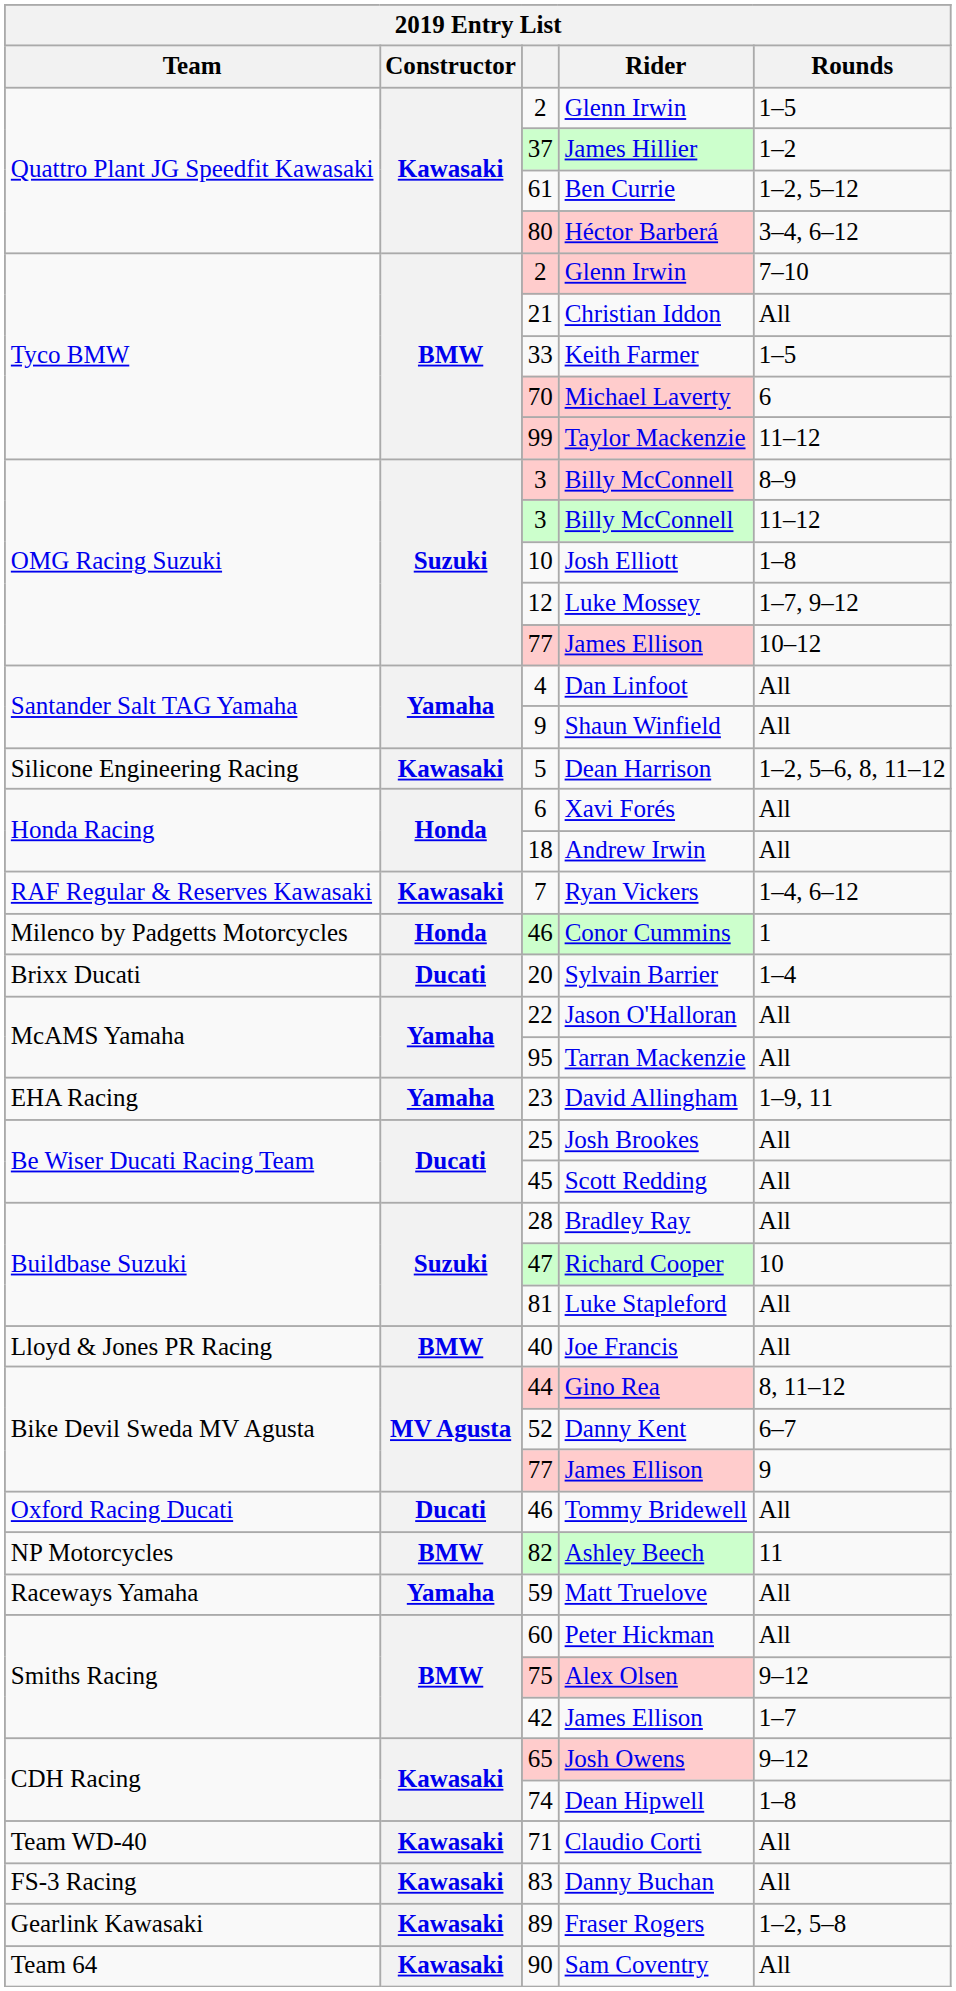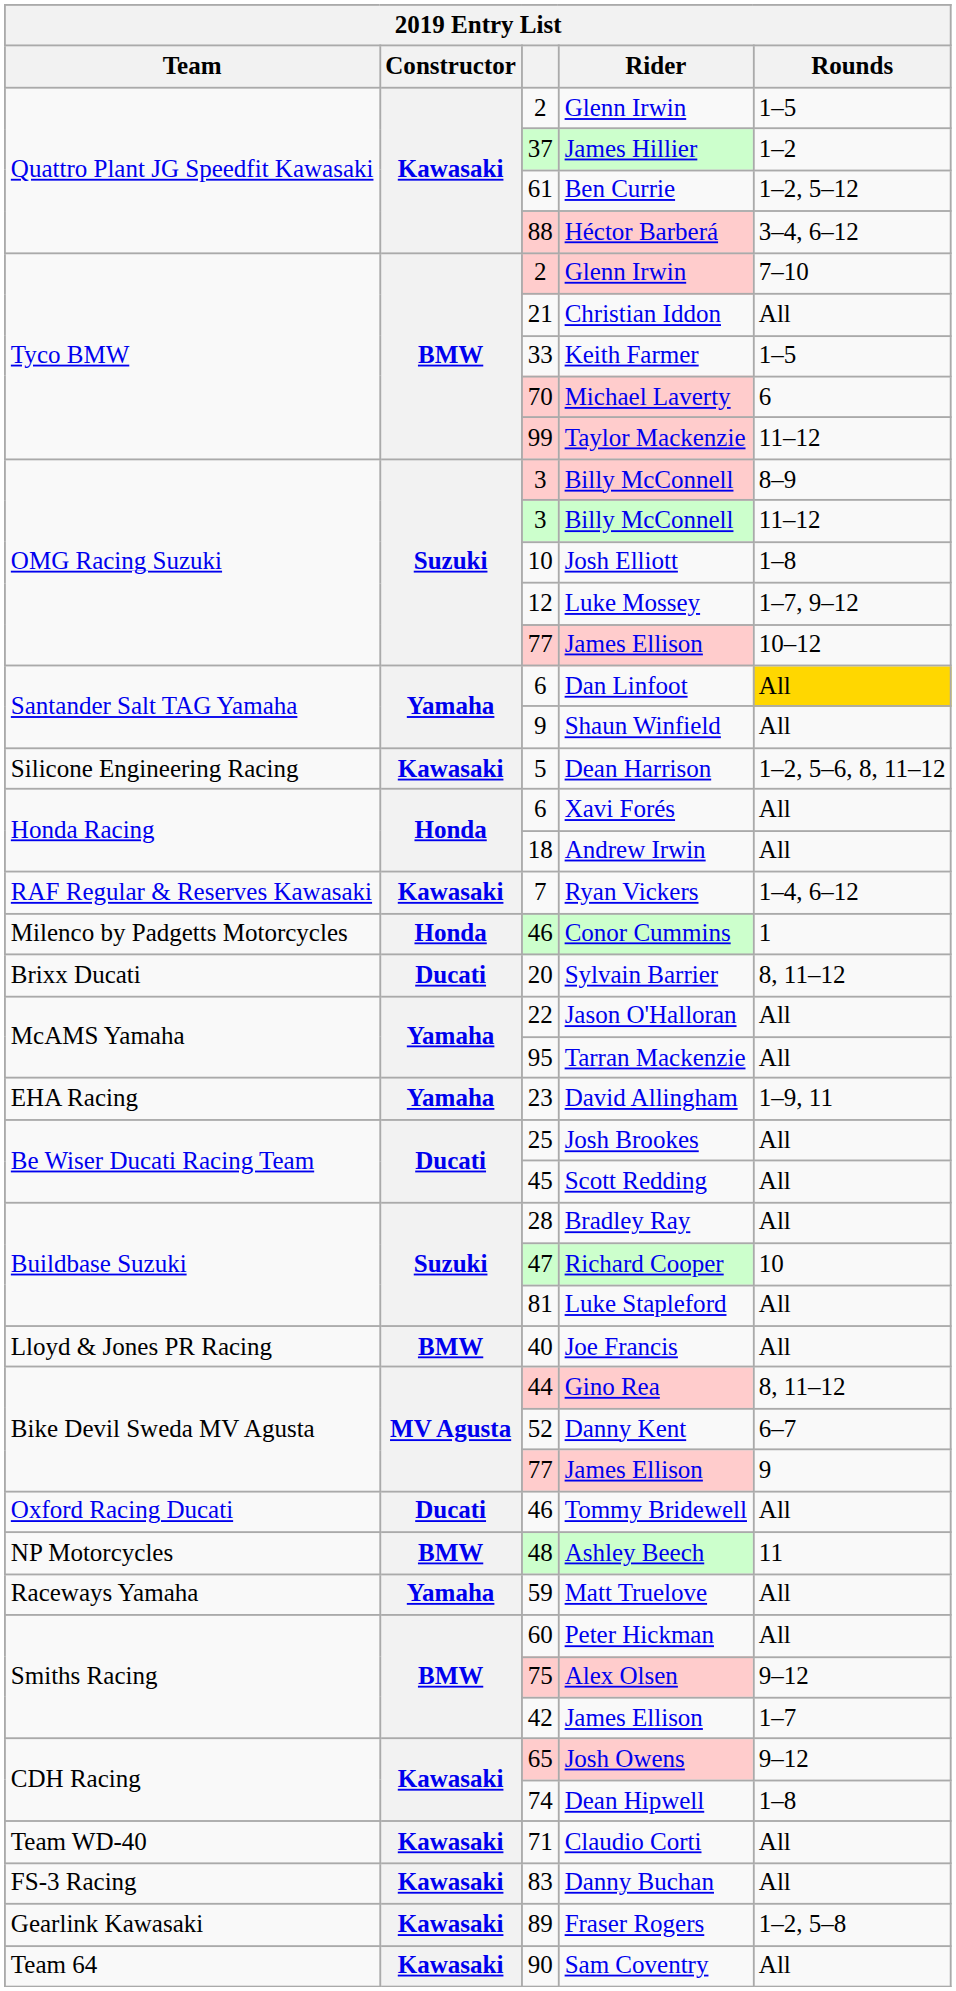(540, 231) 80 -> (540, 231) 88
(540, 685) 4 -> (540, 685) 6
(775, 685) no background -> (775, 685) gold background
(778, 974) 1–4 -> (802, 974) 8, 11–12
(540, 1552) 82 -> (540, 1552) 48
